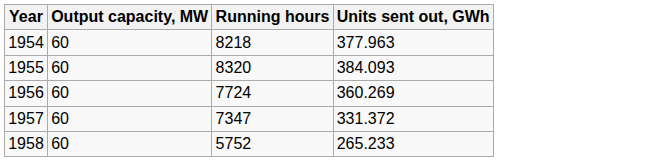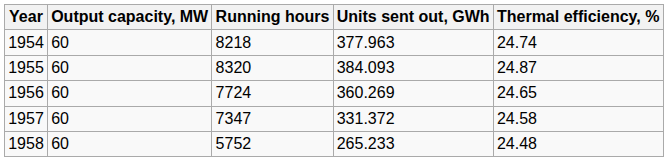+ column: (578, 17)
